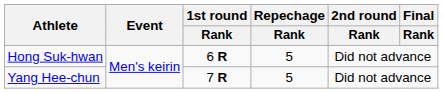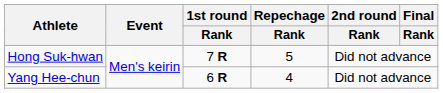(217, 57) 6 R -> (217, 57) 7 R
(217, 78) 7 R -> (217, 78) 6 R
(289, 78) 5 -> (289, 78) 4
